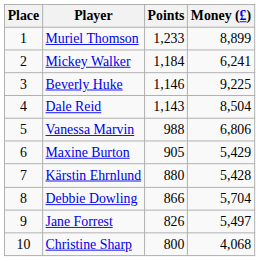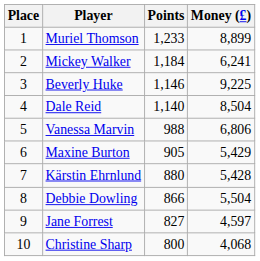(169, 107) 1,143 -> (169, 107) 1,140
(236, 198) 5,704 -> (236, 198) 5,504
(174, 221) 826 -> (174, 221) 827
(236, 221) 5,497 -> (236, 221) 4,597
